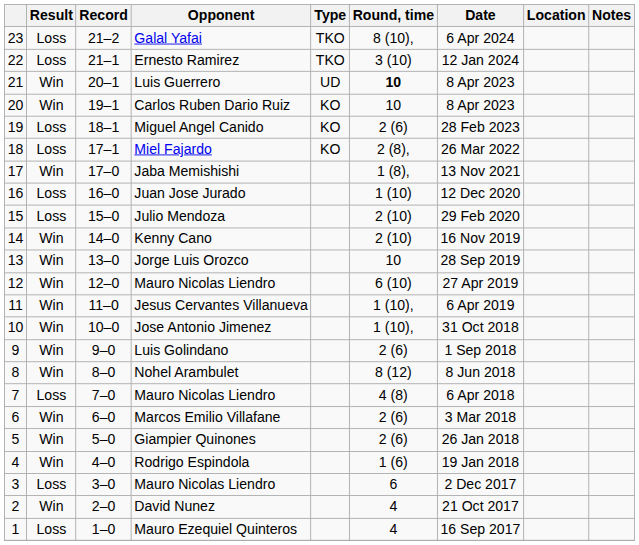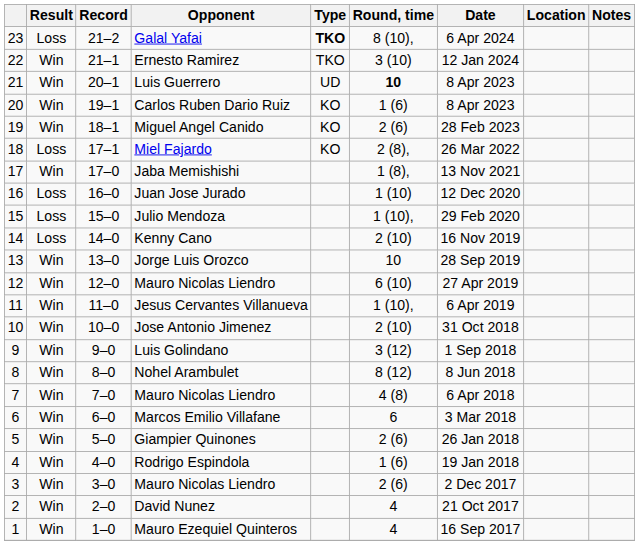(330, 37) normal -> (330, 37) bold
(51, 60) Loss -> (51, 60) Win
(393, 104) 10 -> (393, 104) 1 (6)
(51, 127) Loss -> (51, 127) Win
(393, 216) 2 (10) -> (393, 216) 1 (10),
(51, 238) Win -> (51, 238) Loss
(393, 328) 1 (10), -> (393, 328) 2 (10)
(393, 350) 2 (6) -> (393, 350) 3 (12)
(51, 395) Loss -> (51, 395) Win
(393, 417) 2 (6) -> (393, 417) 6
(51, 484) Loss -> (51, 484) Win
(393, 484) 6 -> (393, 484) 2 (6)
(51, 529) Loss -> (51, 529) Win
